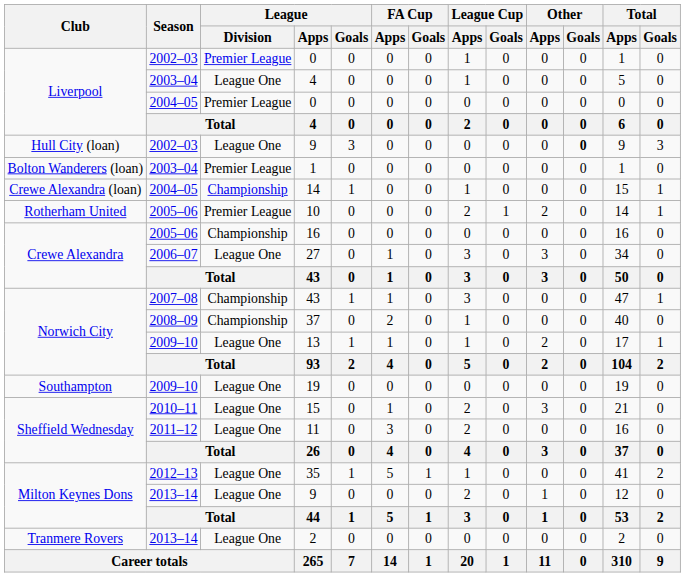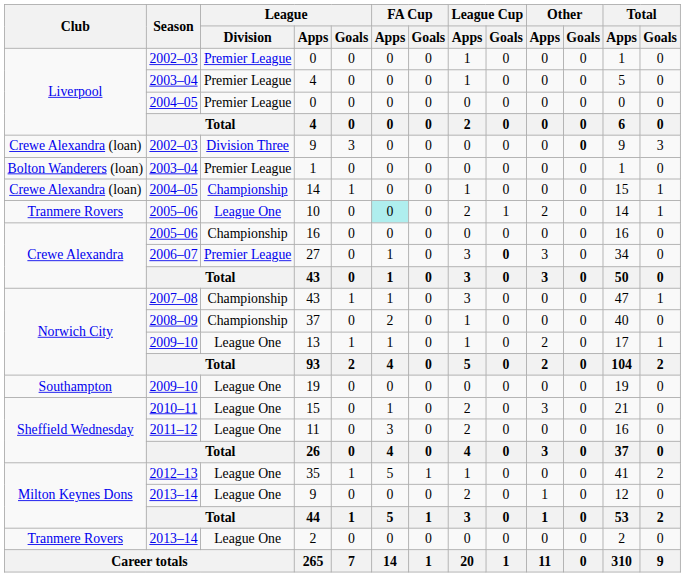(248, 80) League One -> (248, 80) Premier League
(75, 146) Hull City (loan) -> (75, 146) Crewe Alexandra (loan)
(248, 146) League One -> (248, 146) Division Three
(75, 211) Rotherham United -> (75, 211) Tranmere Rovers
(248, 211) Premier League -> (248, 211) League One
(390, 211) no background -> (390, 211) paleturquoise background
(248, 255) League One -> (248, 255) Premier League
(506, 255) normal -> (506, 255) bold
